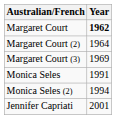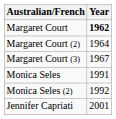(99, 59) 1969 -> (99, 59) 1967
(99, 91) 1994 -> (99, 91) 1992
